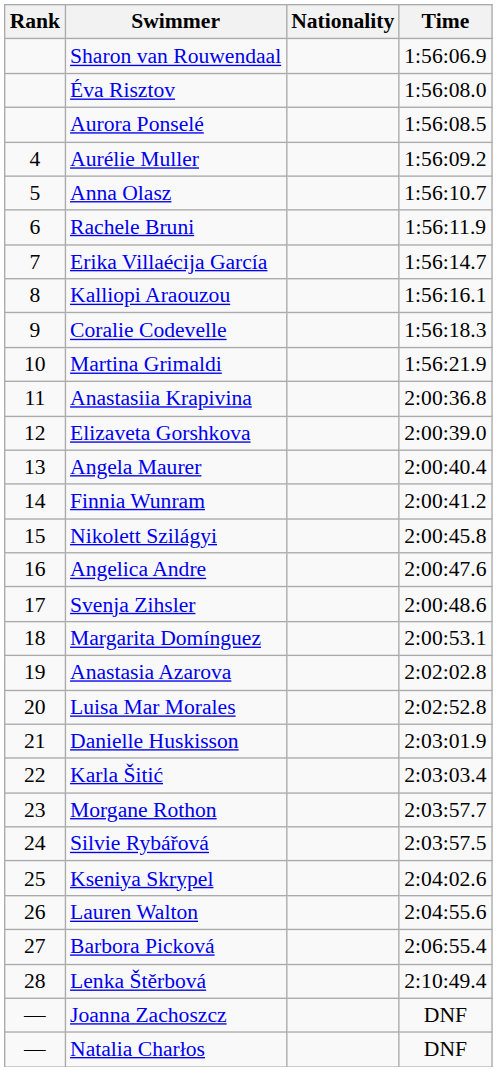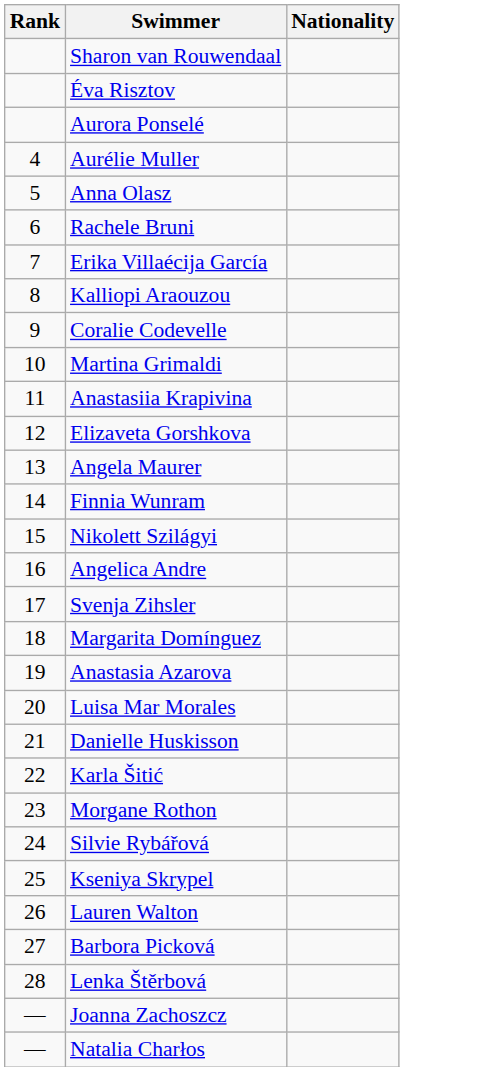- column: (445, 21)
